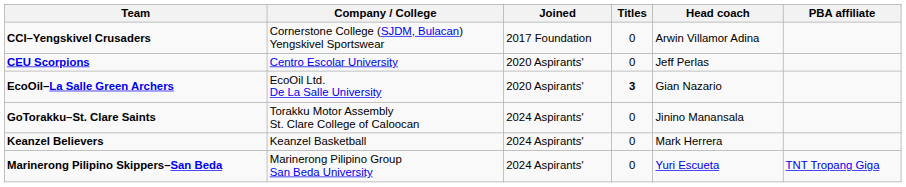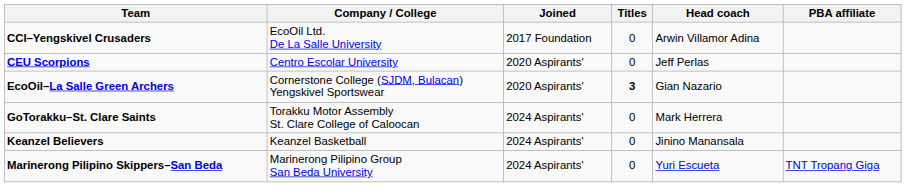(366, 37) Cornerstone College (SJDM, Bulacan) Yengskivel Sportswear -> (326, 37) EcoOil Ltd. De La Salle University
(326, 86) EcoOil Ltd. De La Salle University -> (366, 86) Cornerstone College (SJDM, Bulacan) Yengskivel Sportswear
(700, 117) Jinino Manansala -> (689, 117) Mark Herrera
(689, 141) Mark Herrera -> (700, 141) Jinino Manansala
